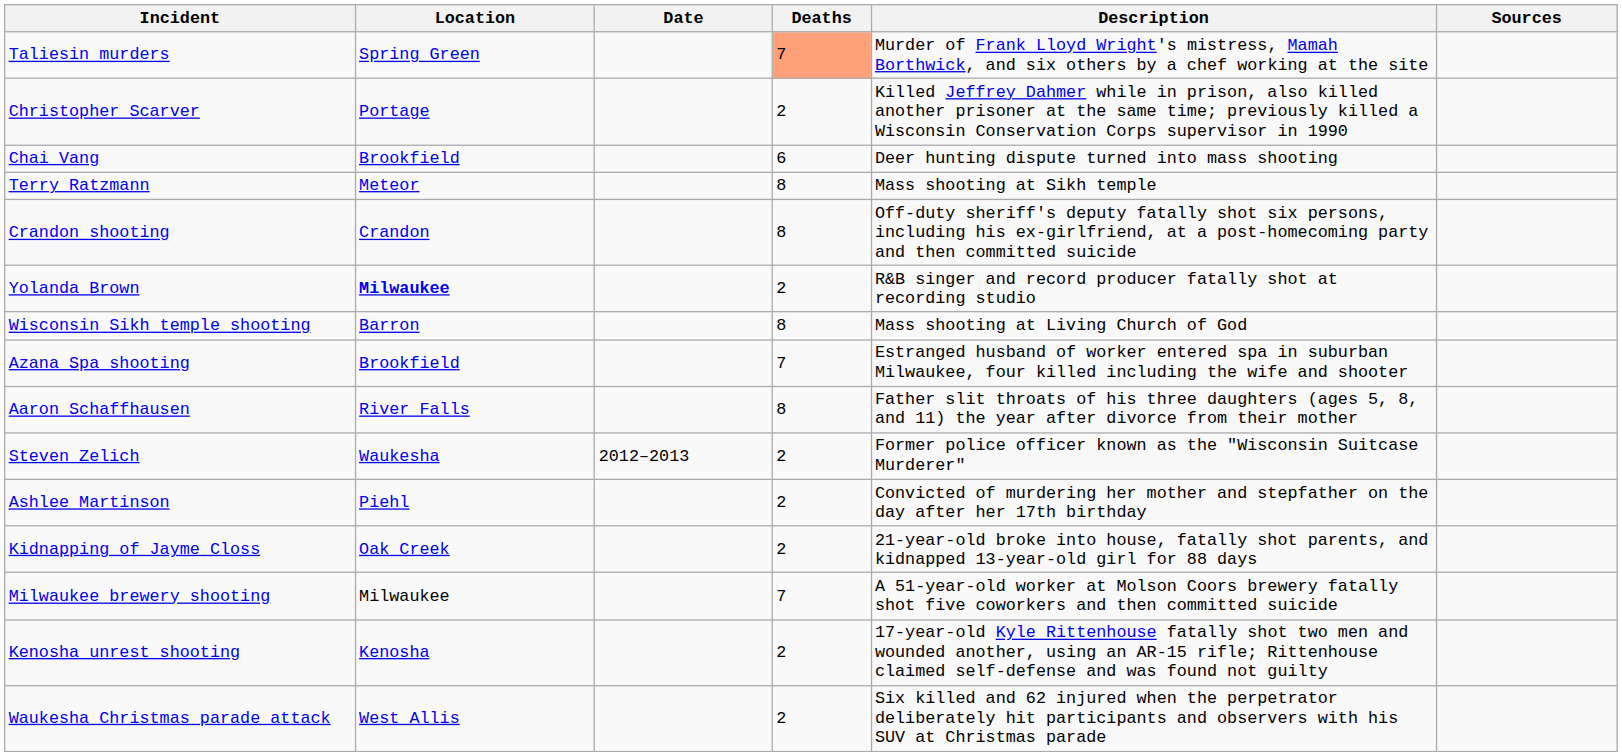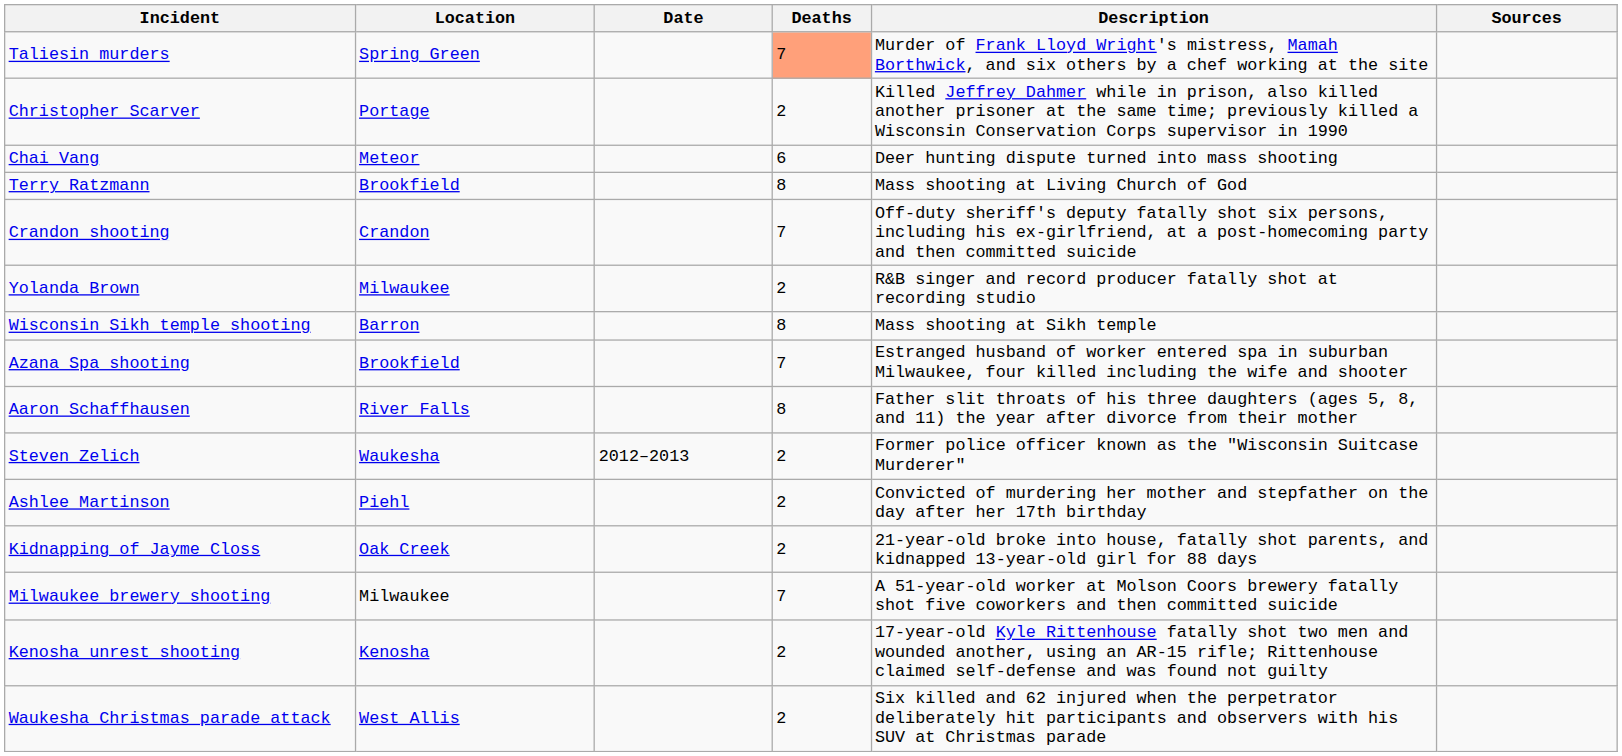(409, 158) Brookfield -> (389, 158) Meteor
(389, 186) Meteor -> (409, 186) Brookfield
(1016, 186) Mass shooting at Sikh temple -> (1061, 186) Mass shooting at Living Church of God
(781, 232) 8 -> (781, 232) 7
(404, 289) bold -> (404, 289) normal
(1061, 326) Mass shooting at Living Church of God -> (1016, 326) Mass shooting at Sikh temple
